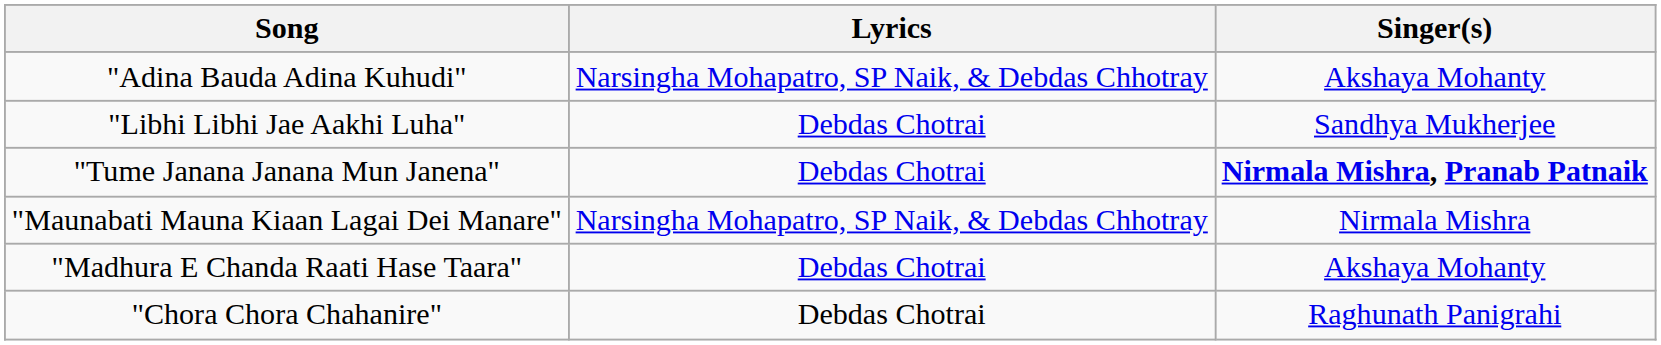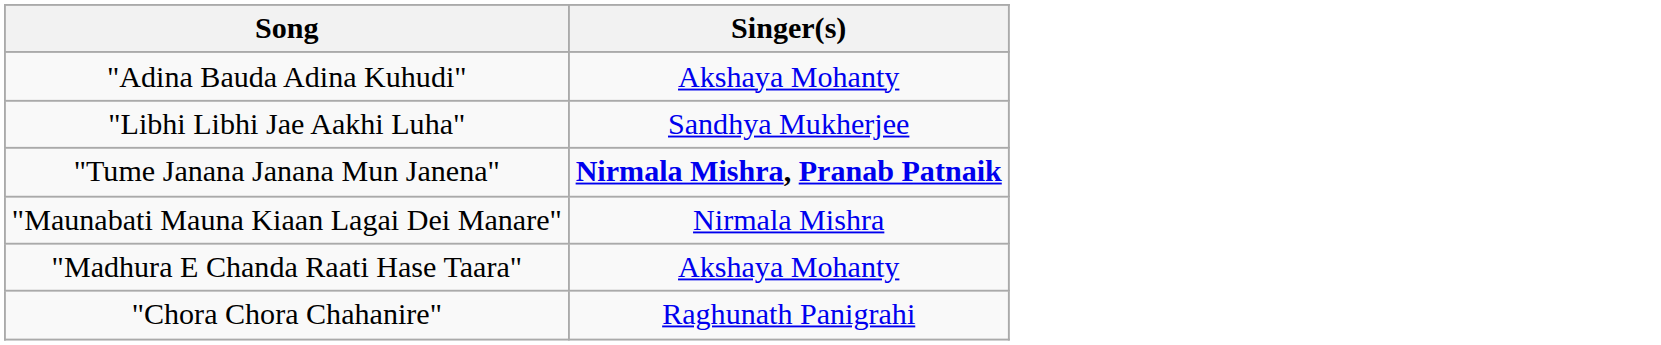- column: (892, 28)
